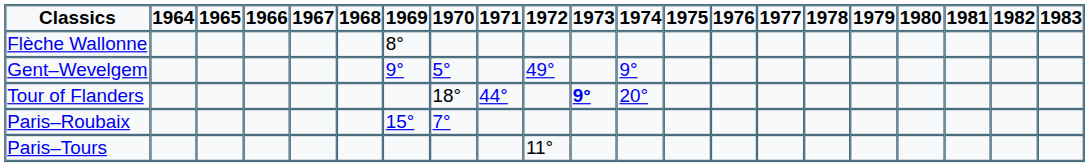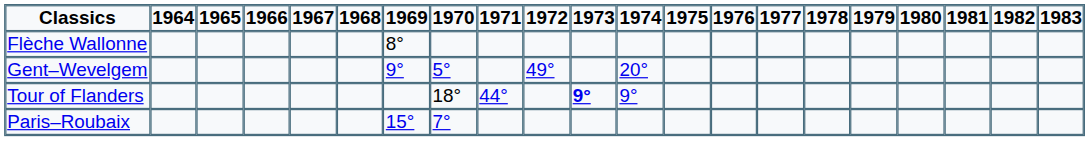(628, 69) 9° -> (634, 69) 20°
(634, 95) 20° -> (628, 95) 9°
- row: (57, 147)
